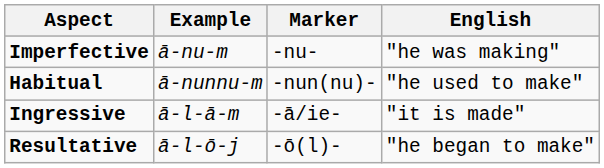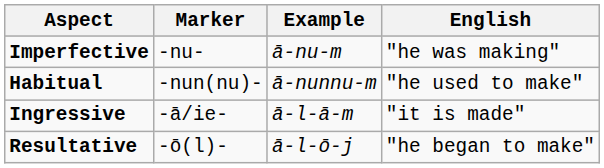columns swapped: (324, 21) <-> (210, 21)
